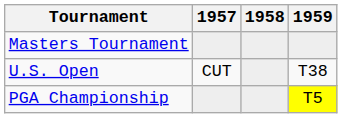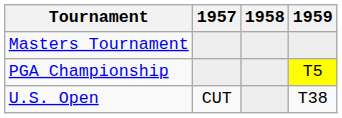rows swapped: (54, 72) <-> (89, 99)
